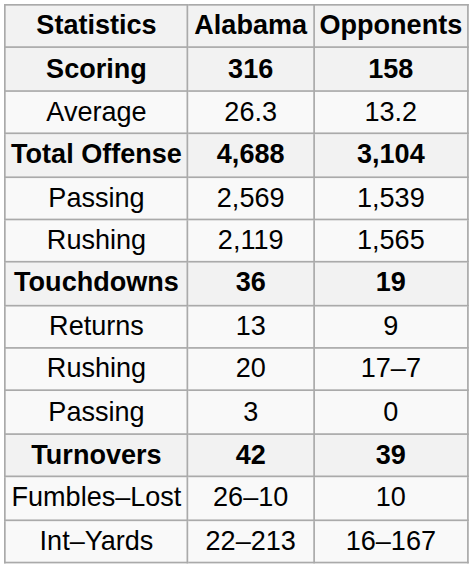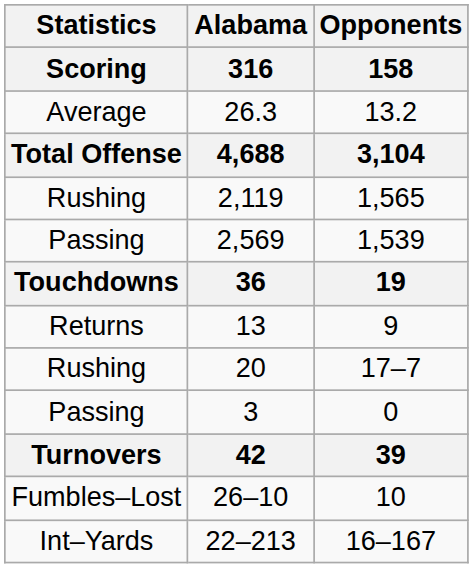rows swapped: (251, 197) <-> (251, 240)
